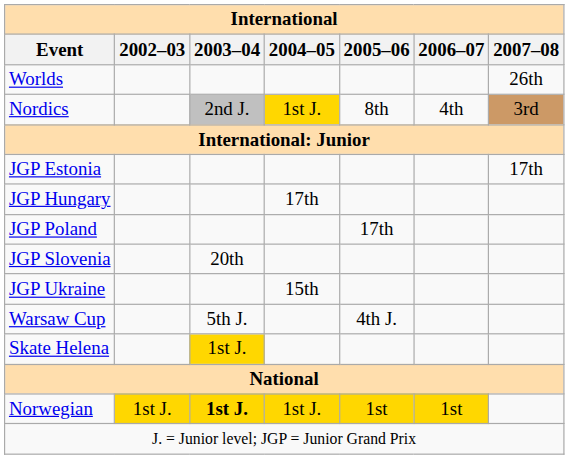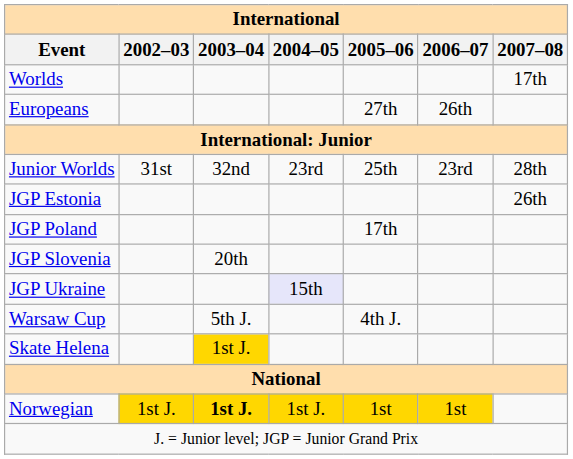(526, 79) 26th -> (530, 79) 17th
+ row: (49, 109)
- row: (39, 109)
+ row: (62, 169)
(526, 169) 17th -> (530, 199) 26th
- row: (60, 199)
(302, 288) no background -> (306, 288) lavender background
